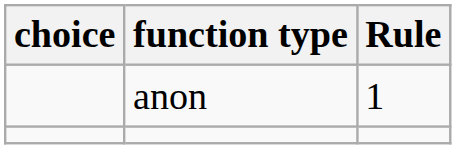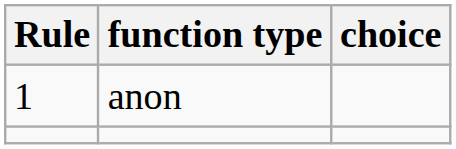columns swapped: (403, 34) <-> (65, 34)
